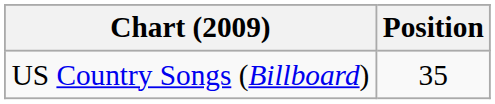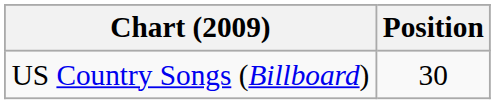(433, 74) 35 -> (433, 74) 30
